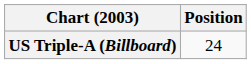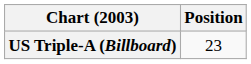(214, 44) 24 -> (214, 44) 23
